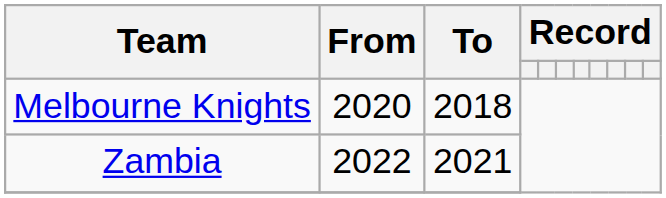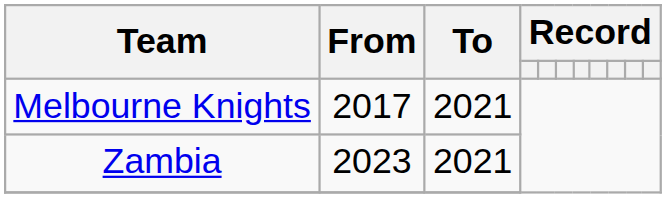(372, 105) 2020 -> (372, 105) 2017
(473, 105) 2018 -> (473, 105) 2021
(372, 162) 2022 -> (372, 162) 2023
